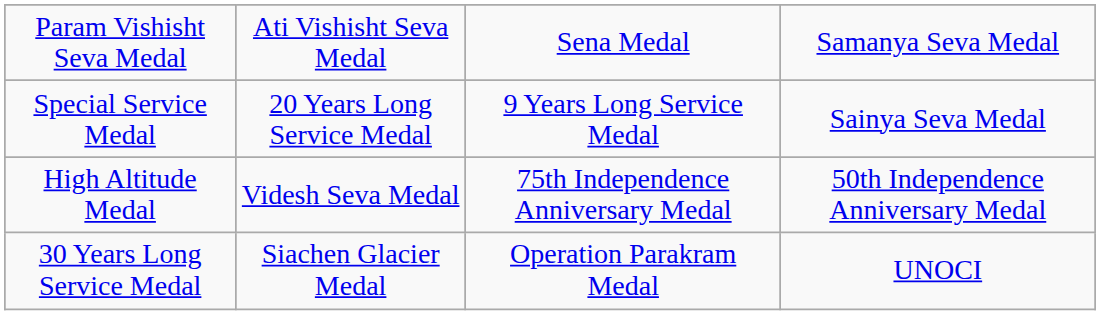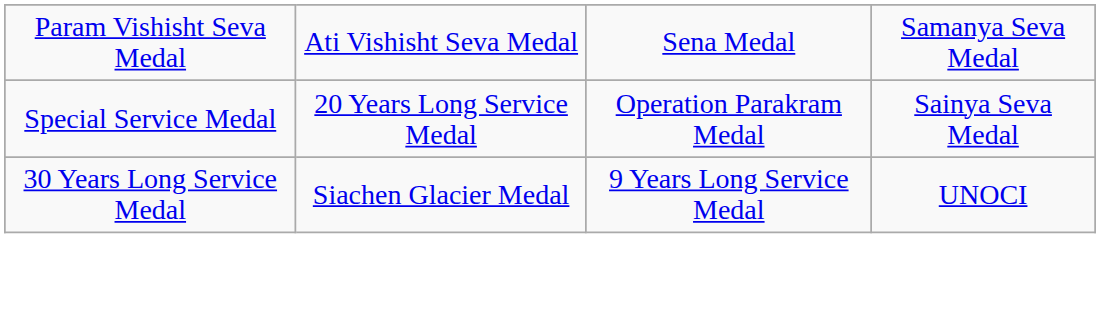(623, 118) 9 Years Long Service Medal -> (729, 118) Operation Parakram Medal
- row: (120, 194)
(623, 270) Operation Parakram Medal -> (729, 194) 9 Years Long Service Medal
